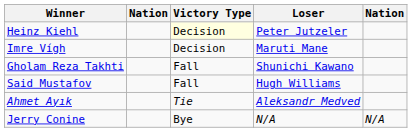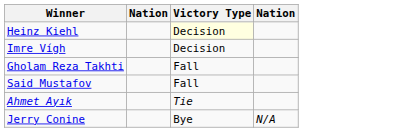- column: (308, 13)
